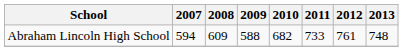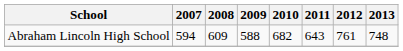(315, 35) 733 -> (315, 35) 643
